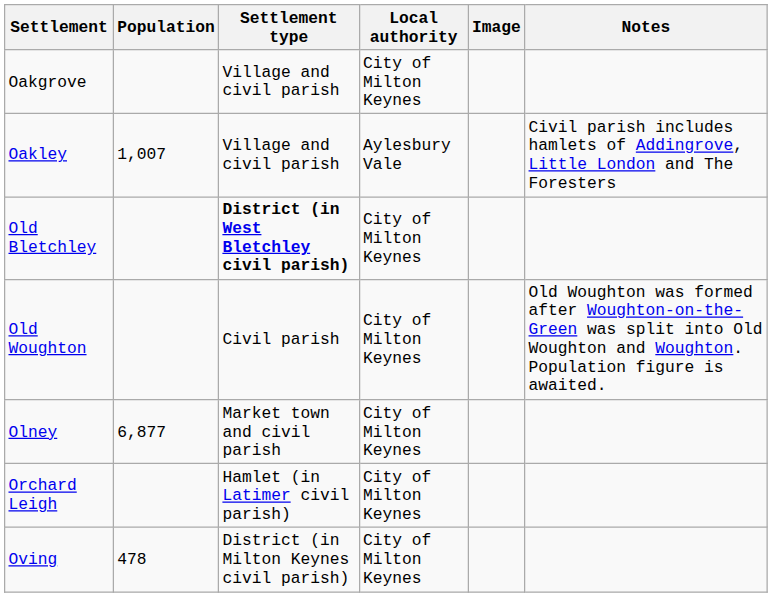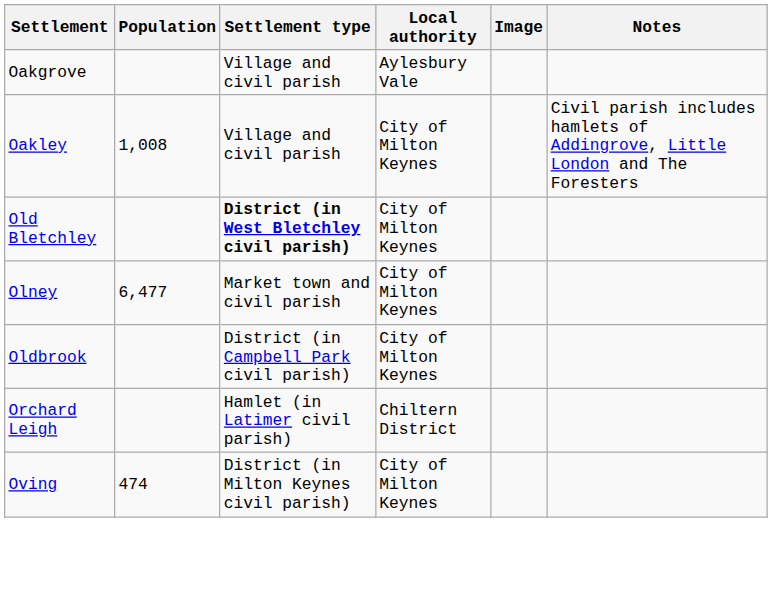(397, 82) City of Milton Keynes -> (423, 72) Aylesbury Vale
(142, 155) 1,007 -> (143, 146) 1,008
(407, 155) Aylesbury Vale -> (413, 146) City of Milton Keynes
- row: (48, 339)
(142, 432) 6,877 -> (143, 293) 6,477
+ row: (48, 357)
(397, 496) City of Milton Keynes -> (418, 421) Chiltern District
(132, 560) 478 -> (133, 485) 474
